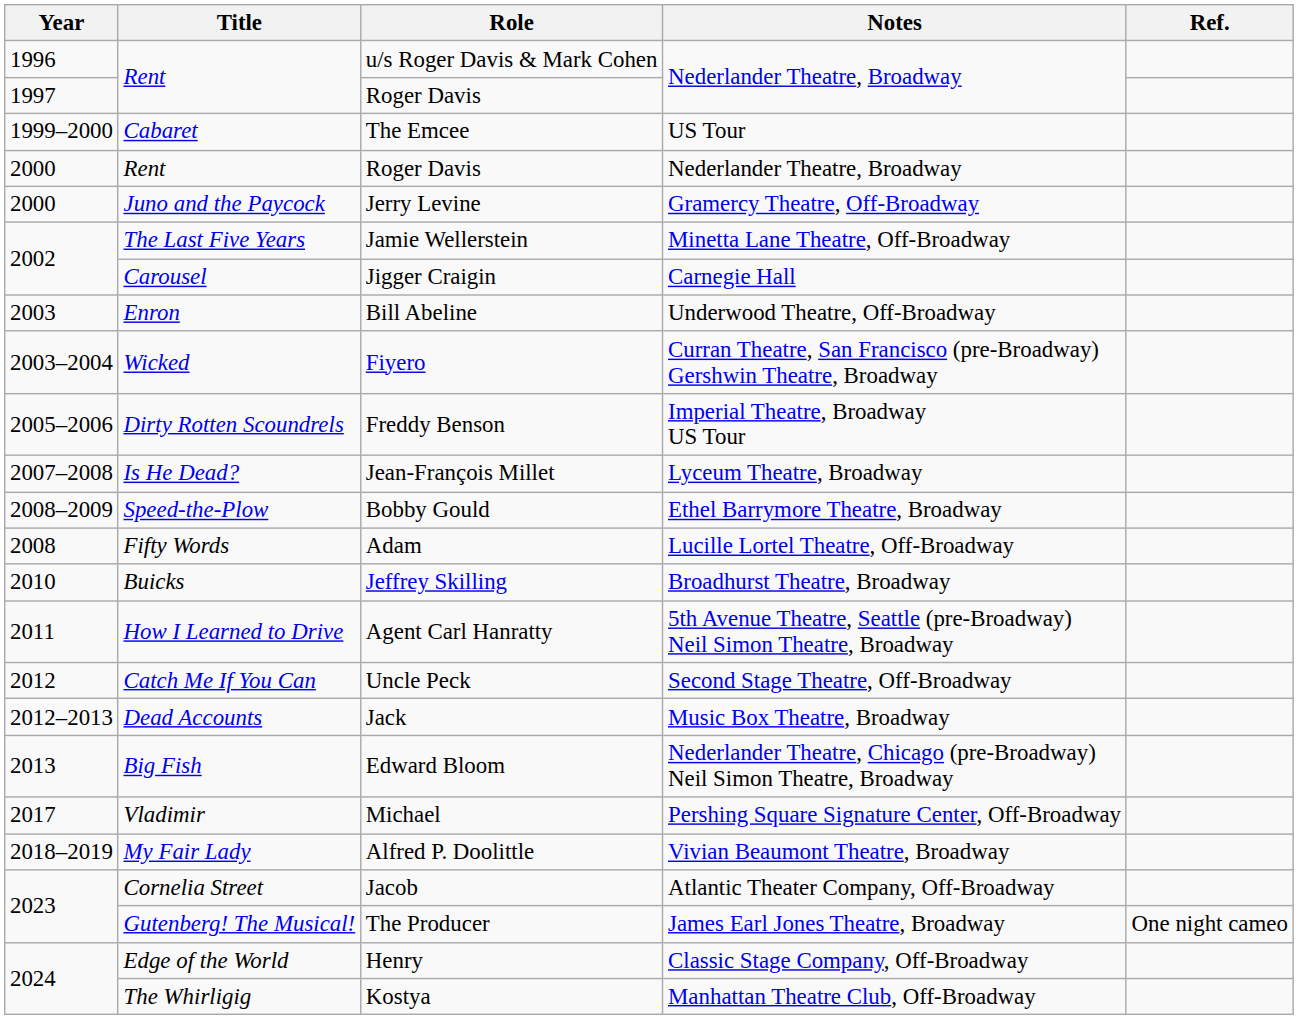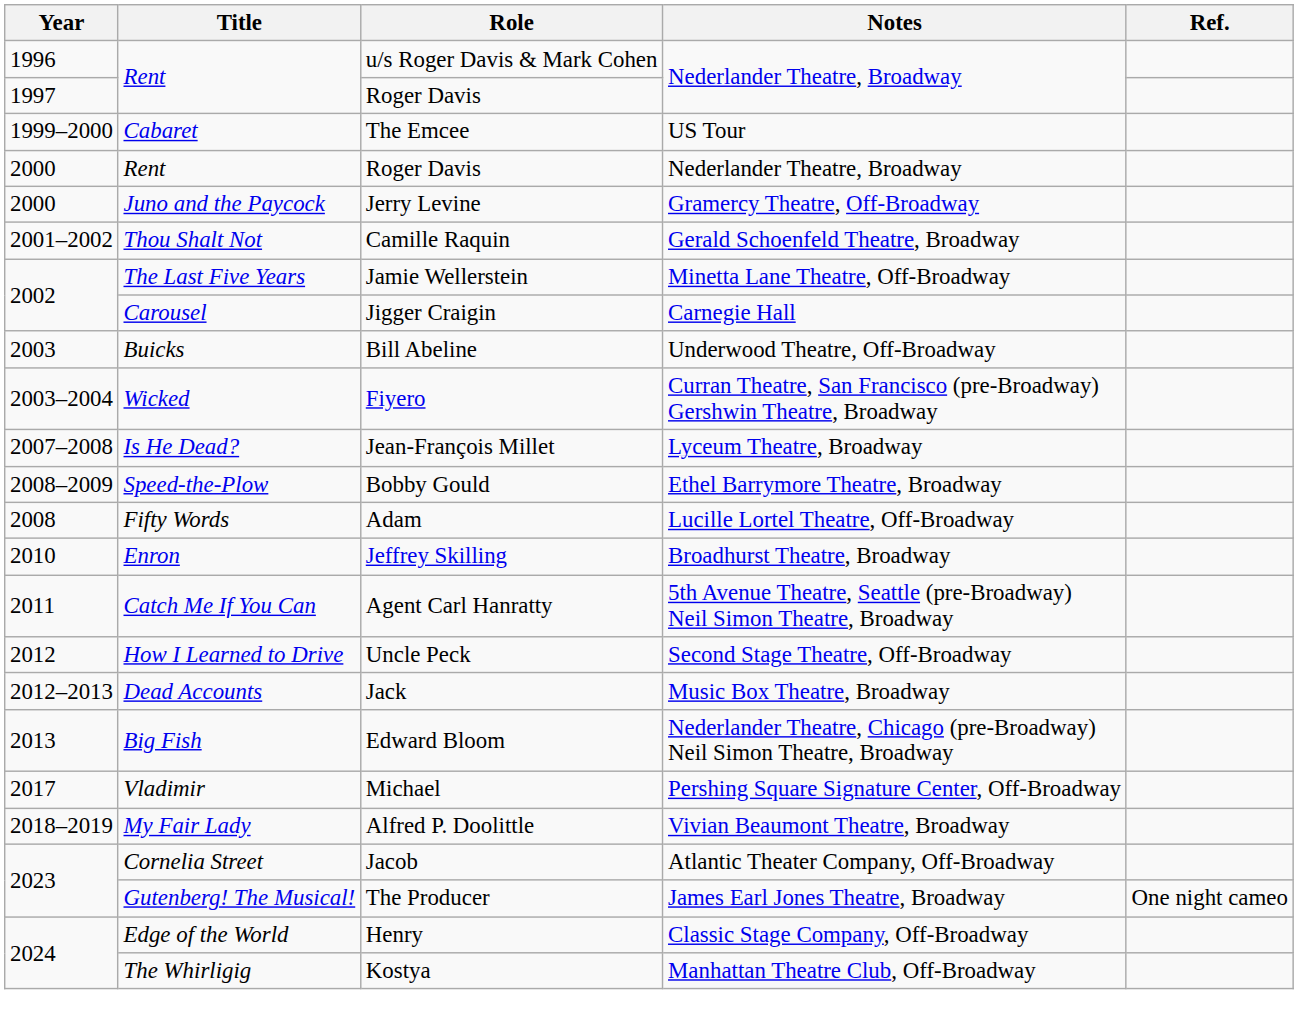+ row: (61, 240)
(152, 312) Enron -> (154, 349) Buicks
- row: (61, 424)
(154, 582) Buicks -> (152, 556) Enron
(233, 631) How I Learned to Drive -> (220, 605) Catch Me If You Can
(220, 680) Catch Me If You Can -> (233, 654) How I Learned to Drive
